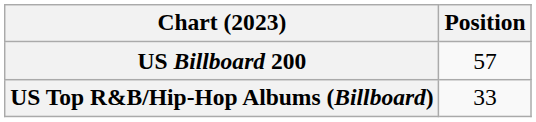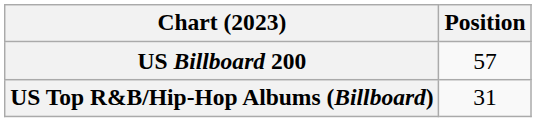(485, 97) 33 -> (485, 97) 31
